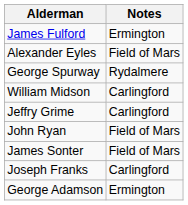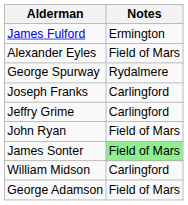rows swapped: (48, 170) <-> (49, 92)
(144, 151) no background -> (144, 151) lightgreen background
(137, 190) Ermington -> (144, 190) Field of Mars
